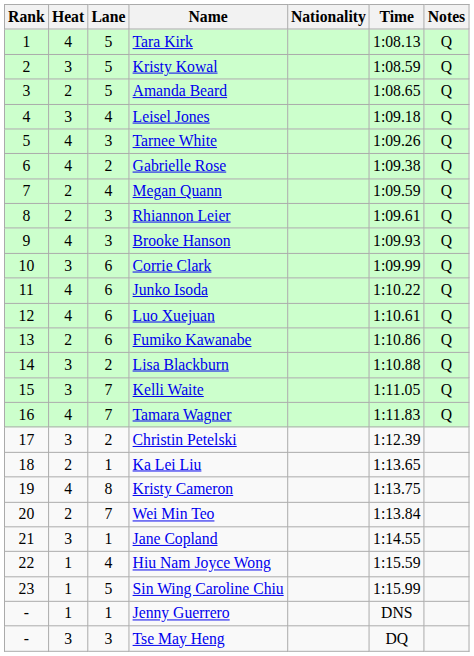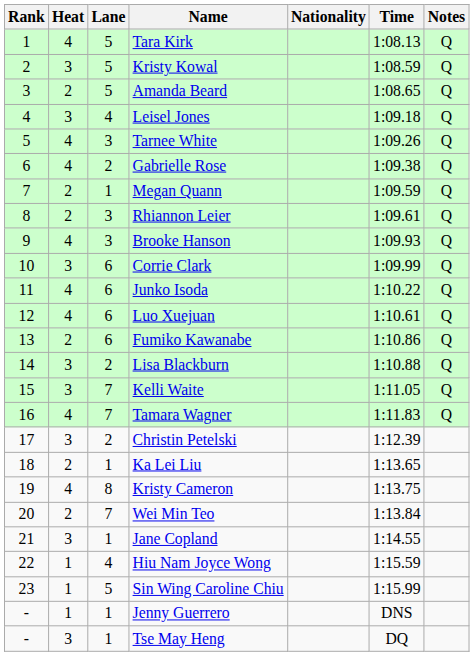(108, 191) 4 -> (108, 191) 1
(108, 638) 3 -> (108, 638) 1
